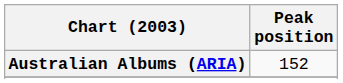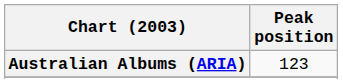(294, 64) 152 -> (294, 64) 123
